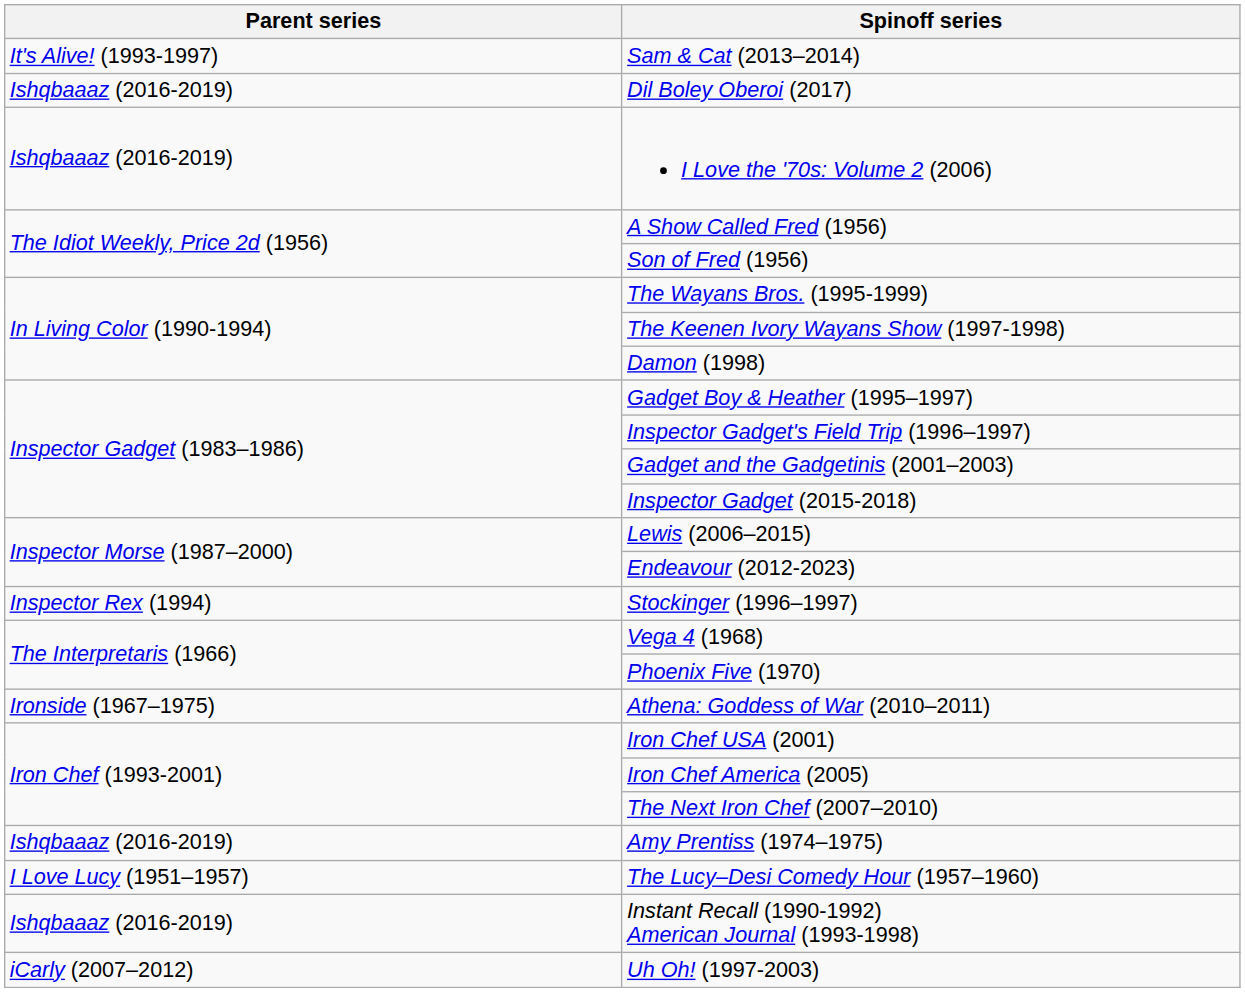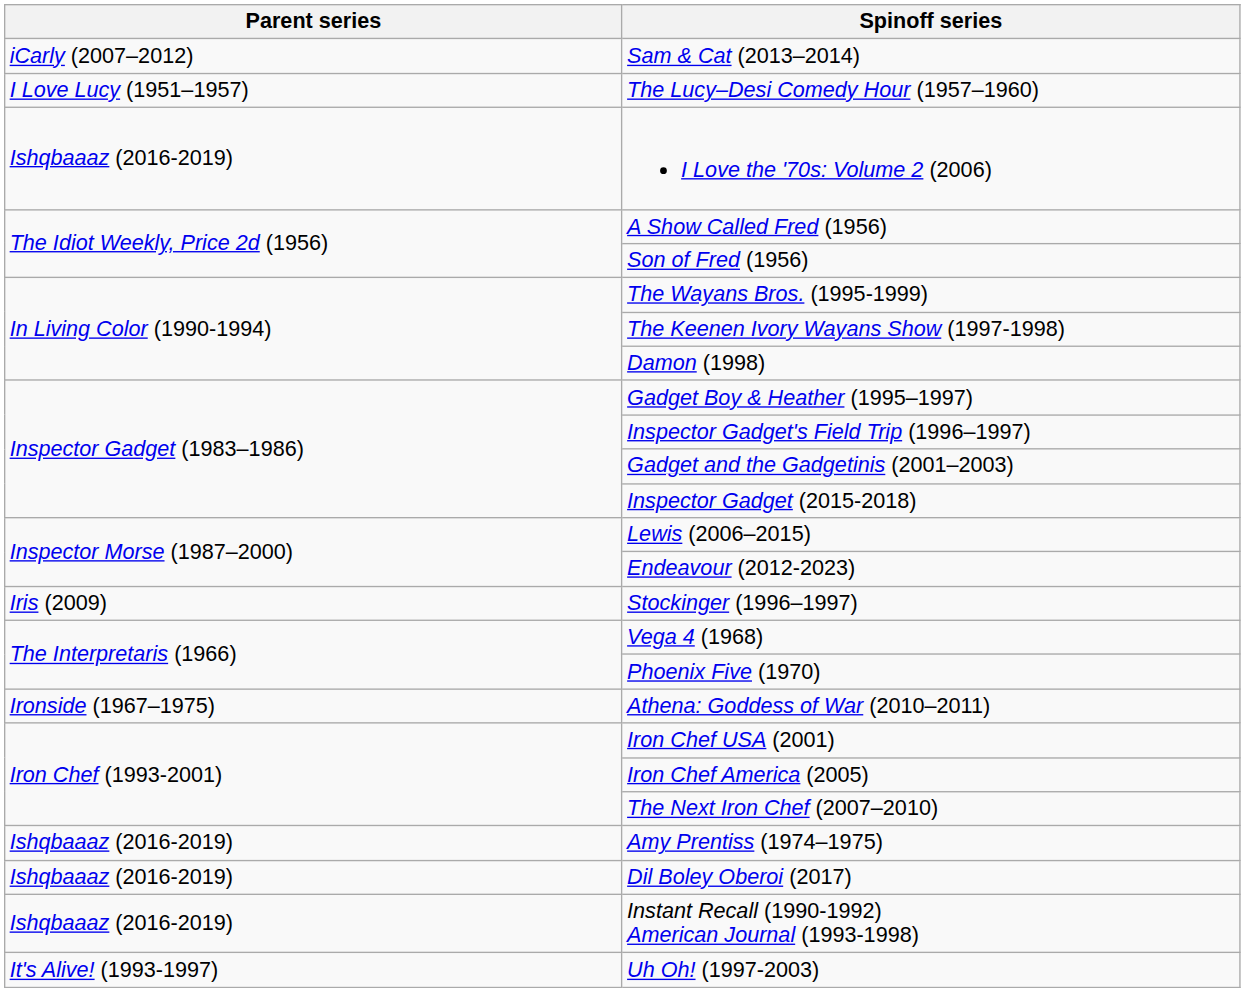(114, 55) It's Alive! (1993-1997) -> (102, 55) iCarly (2007–2012)
rows swapped: (833, 877) <-> (739, 90)
(111, 602) Inspector Rex (1994) -> (58, 602) Iris (2009)
(102, 969) iCarly (2007–2012) -> (114, 969) It's Alive! (1993-1997)
